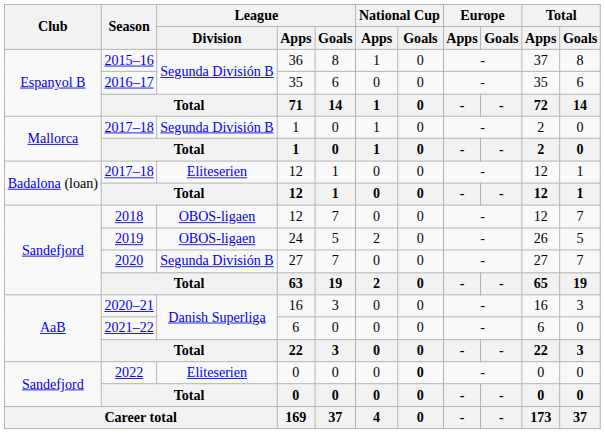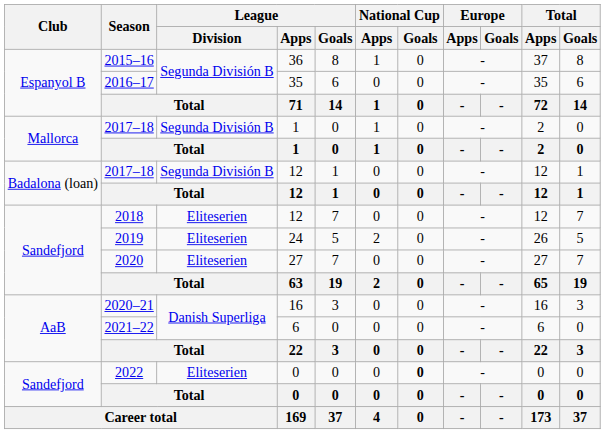(217, 171) Eliteserien -> (217, 171) Segunda División B
(217, 216) OBOS-ligaen -> (217, 216) Eliteserien
(217, 238) OBOS-ligaen -> (217, 238) Eliteserien
(217, 261) Segunda División B -> (217, 261) Eliteserien
